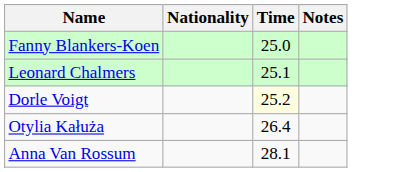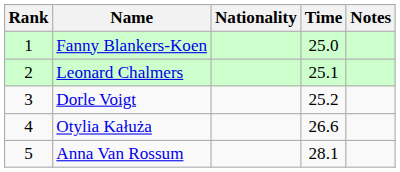+ column: (28, 18)
(276, 99) lightyellow background -> (324, 99) no background
(276, 126) 26.4 -> (324, 126) 26.6
